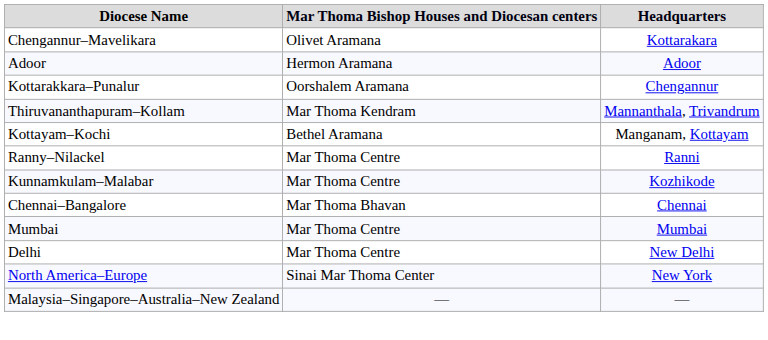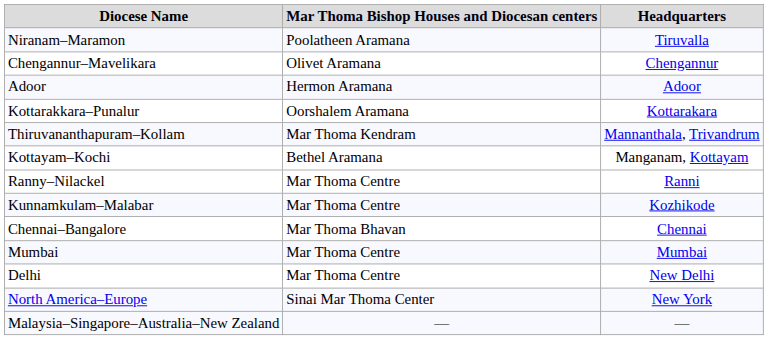+ row: (67, 39)
(682, 39) Kottarakara -> (682, 63) Chengannur
(682, 87) Chengannur -> (682, 110) Kottarakara
